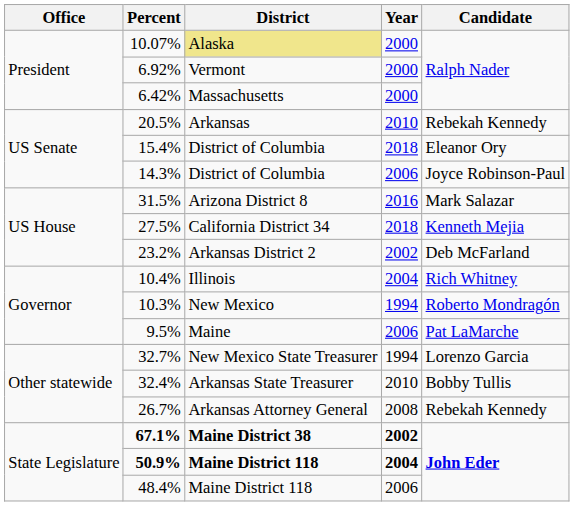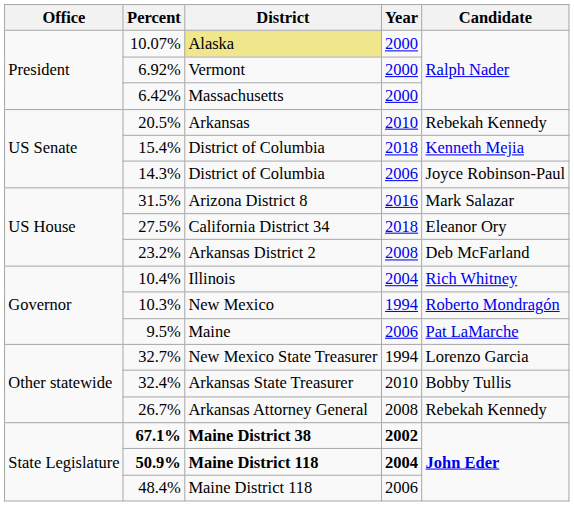(466, 148) Eleanor Ory -> (475, 148) Kenneth Mejia
(475, 226) Kenneth Mejia -> (466, 226) Eleanor Ory
(401, 252) 2002 -> (401, 252) 2008
